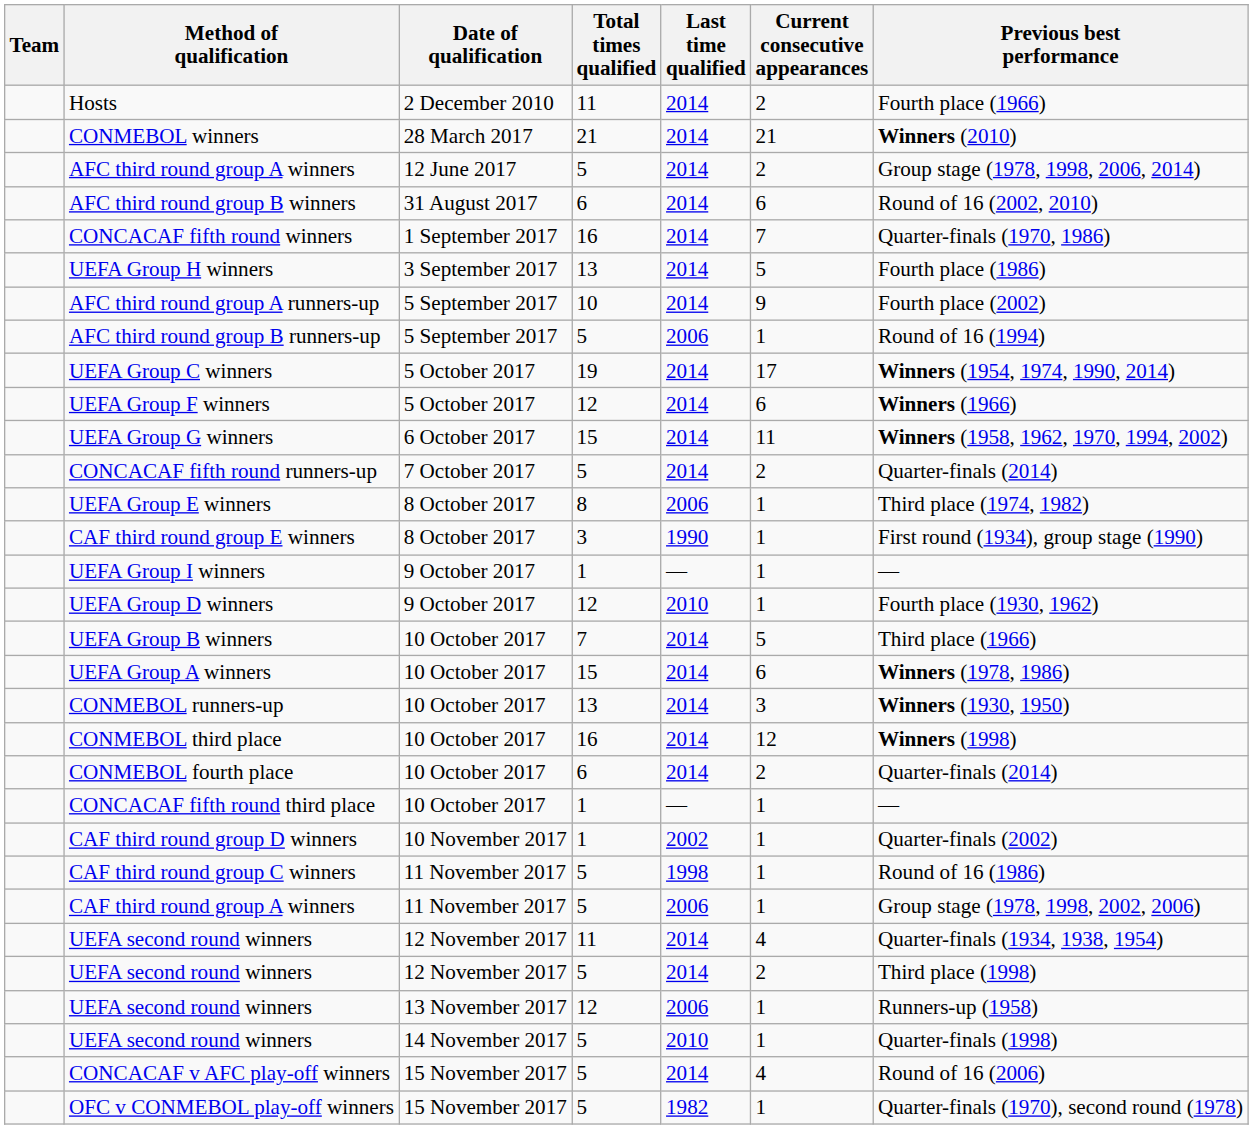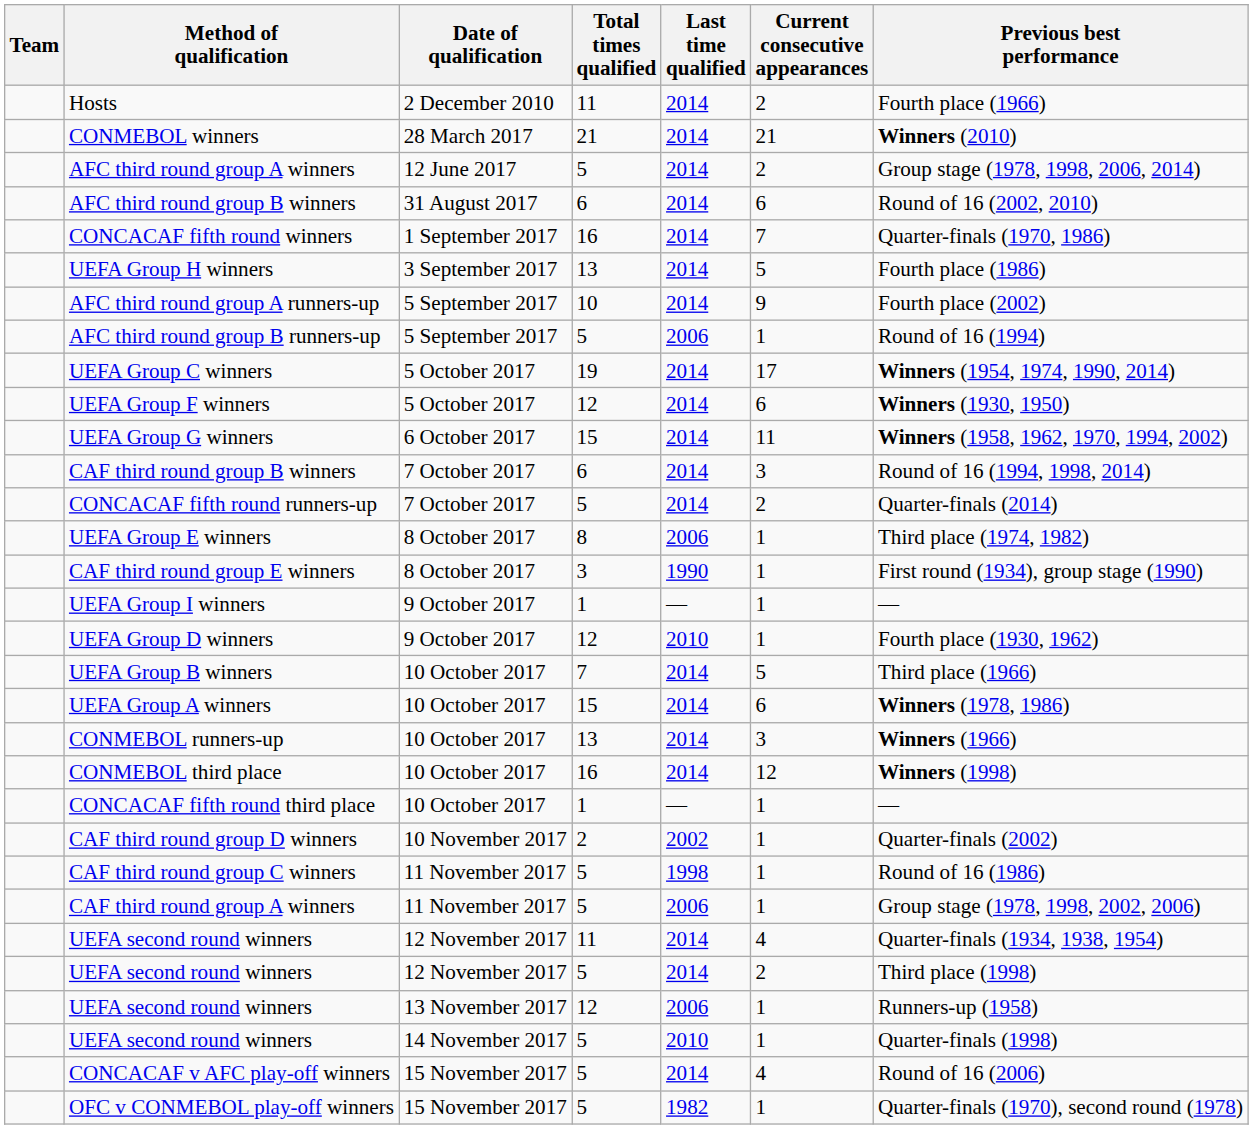(947, 403) Winners (1966) -> (974, 403) Winners (1930, 1950)
+ row: (212, 470)
(974, 705) Winners (1930, 1950) -> (947, 738) Winners (1966)
- row: (181, 772)
(582, 839) 1 -> (582, 839) 2
